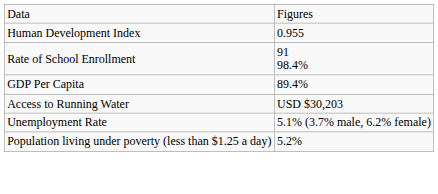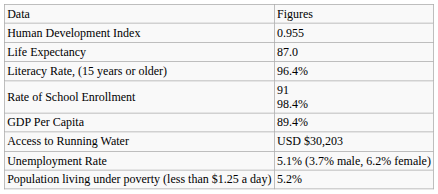+ row: (47, 52)
+ row: (87, 71)
